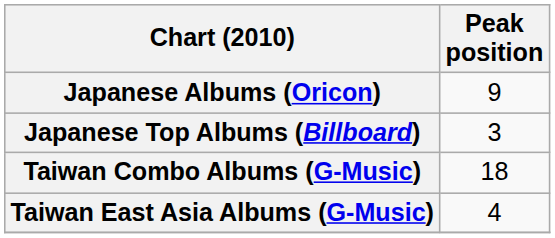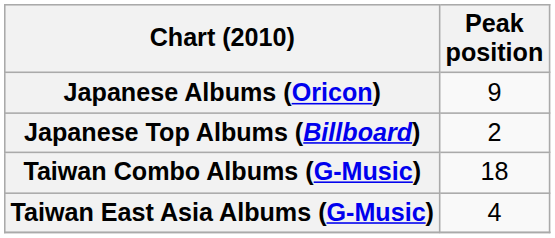(494, 132) 3 -> (494, 132) 2
